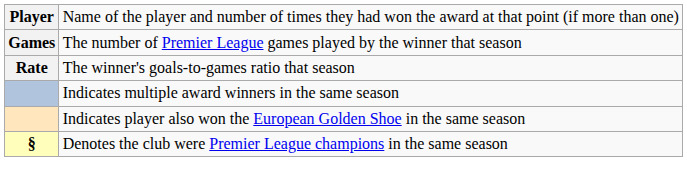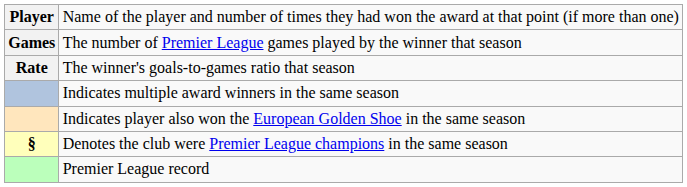+ row: (136, 169)
